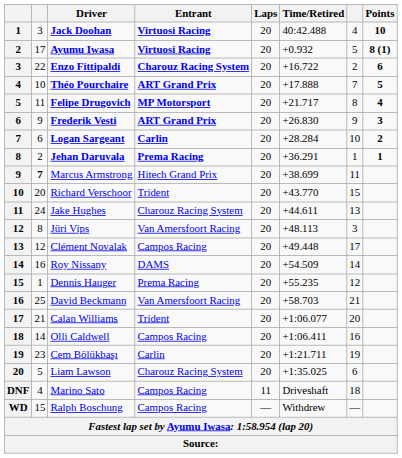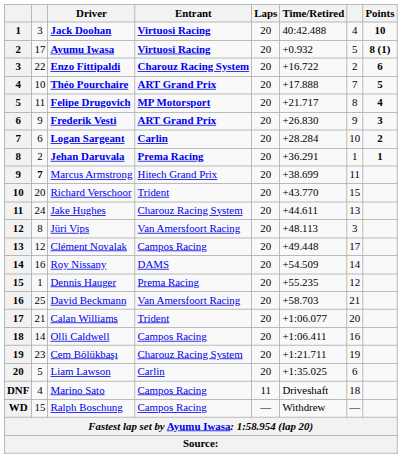(151, 354) Carlin -> (190, 354) Charouz Racing System
(190, 372) Charouz Racing System -> (151, 372) Carlin
